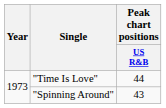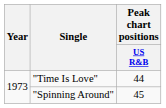(139, 95) 43 -> (139, 95) 45
